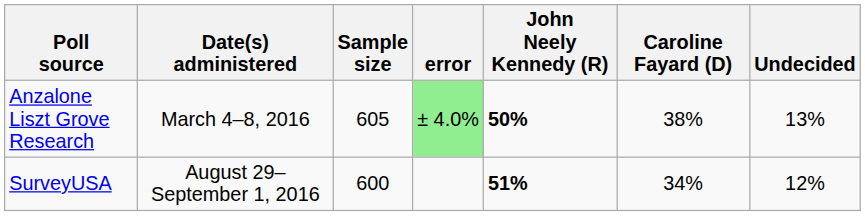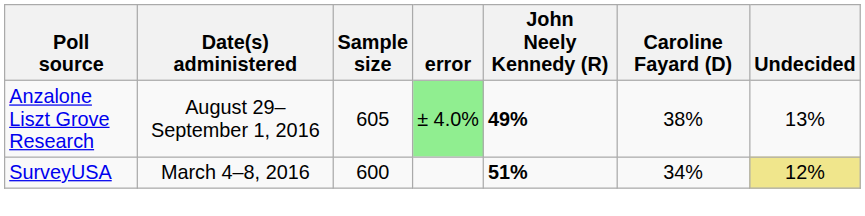(235, 118) March 4–8, 2016 -> (235, 118) August 29–September 1, 2016
(508, 118) 50% -> (508, 118) 49%
(235, 183) August 29–September 1, 2016 -> (235, 172) March 4–8, 2016
(805, 183) no background -> (805, 172) khaki background
